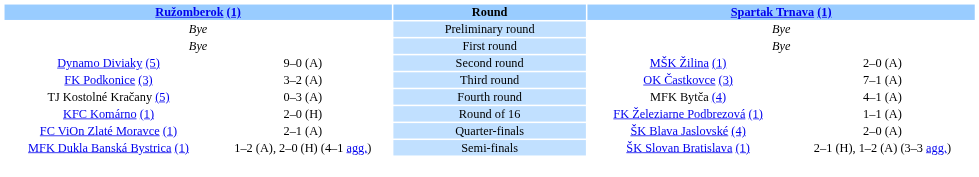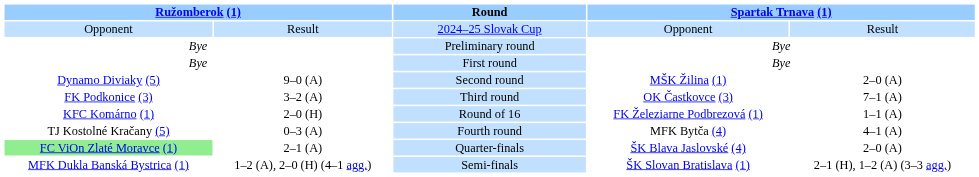+ row: (490, 29)
rows swapped: (490, 97) <-> (490, 113)
(108, 130) no background -> (108, 147) lightgreen background
